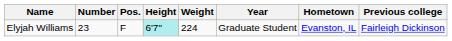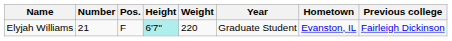(83, 28) 23 -> (83, 28) 21
(189, 28) 224 -> (189, 28) 220
